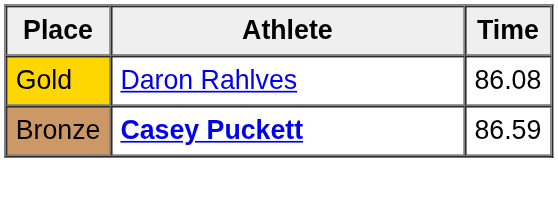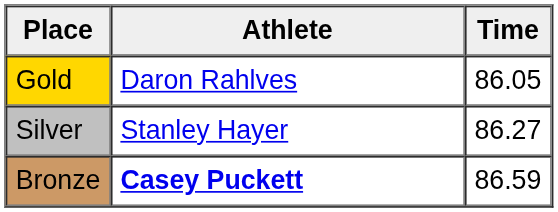(508, 80) 86.08 -> (508, 80) 86.05
+ row: (49, 130)
